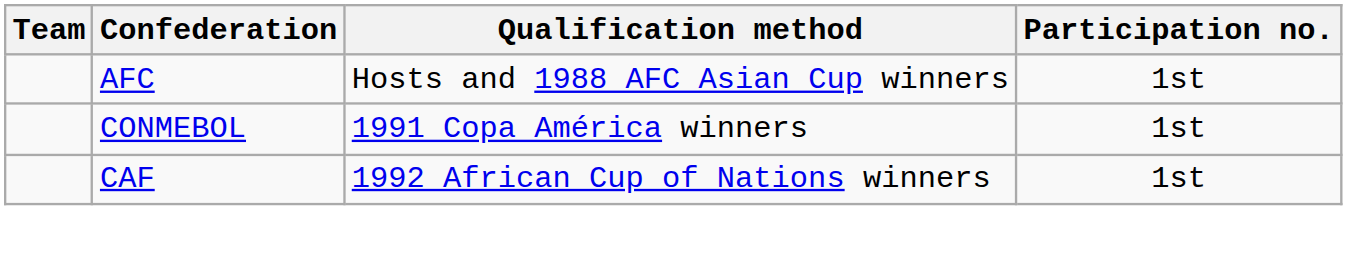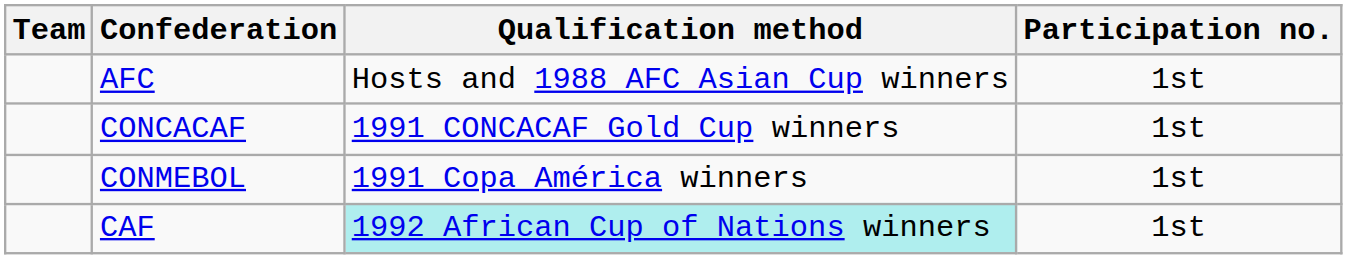+ row: (173, 129)
(671, 179) no background -> (671, 228) paleturquoise background
